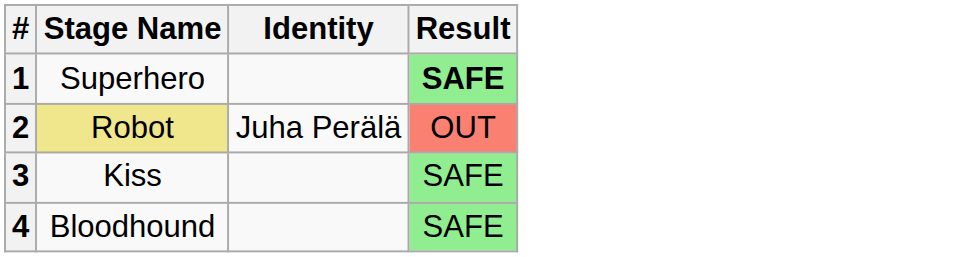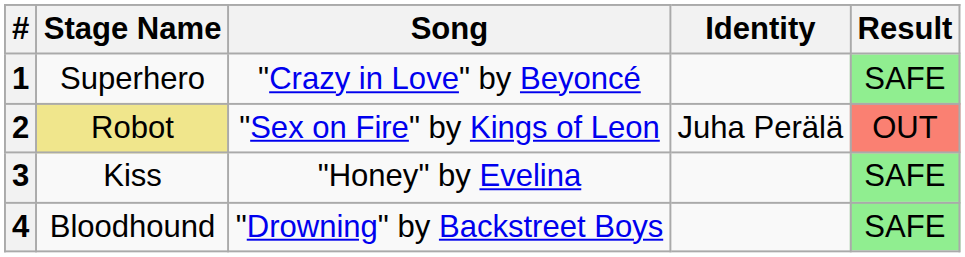+ column: (449, 29)
(463, 78) bold -> (905, 78) normal
